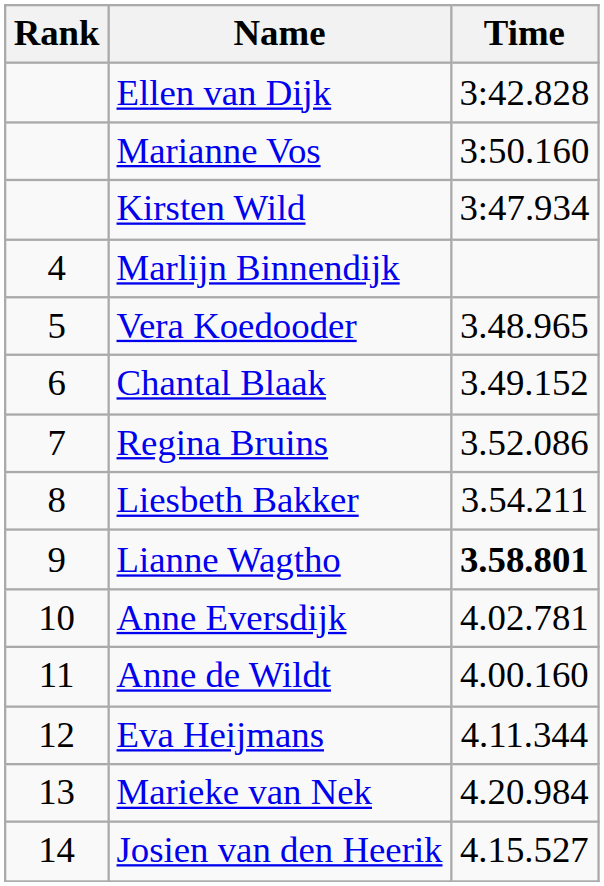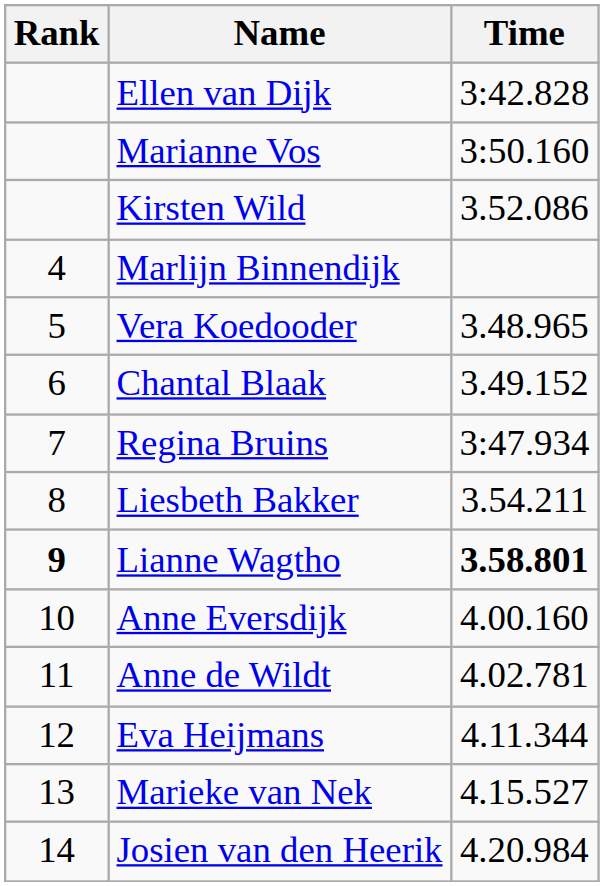(524, 208) 3:47.934 -> (524, 208) 3.52.086
(524, 442) 3.52.086 -> (524, 442) 3:47.934
(57, 558) normal -> (57, 558) bold
(524, 617) 4.02.781 -> (524, 617) 4.00.160
(524, 675) 4.00.160 -> (524, 675) 4.02.781
(524, 792) 4.20.984 -> (524, 792) 4.15.527
(524, 850) 4.15.527 -> (524, 850) 4.20.984
